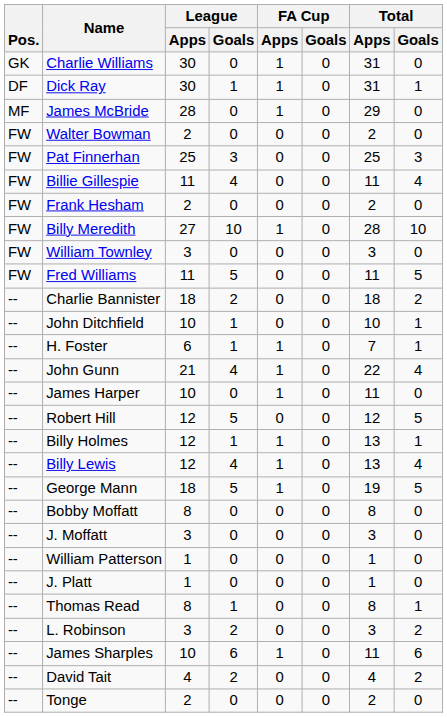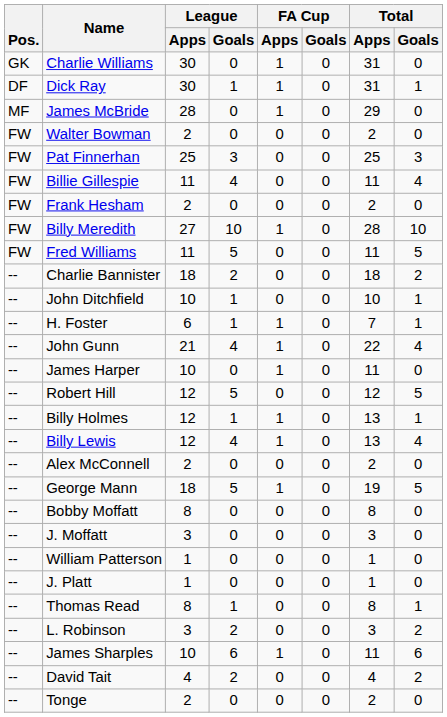- row: (99, 252)
+ row: (98, 464)
